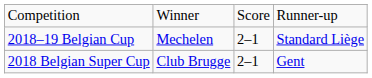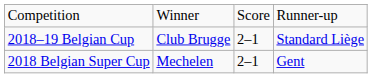(185, 38) Mechelen -> (193, 38) Club Brugge
(193, 61) Club Brugge -> (185, 61) Mechelen
